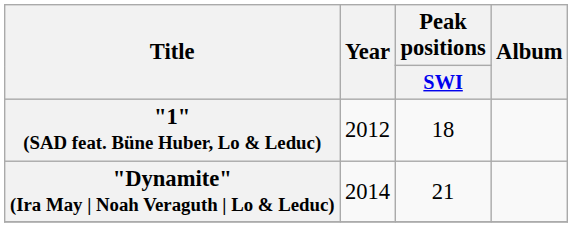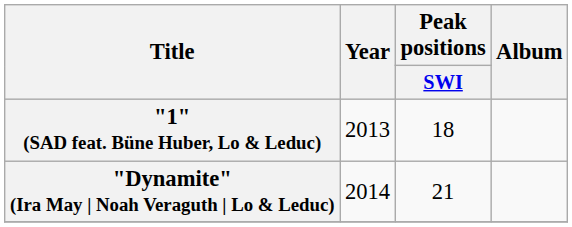(367, 129) 2012 -> (367, 129) 2013
